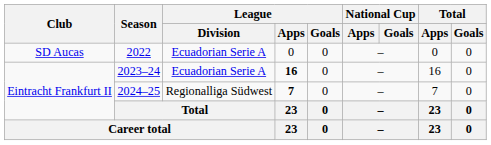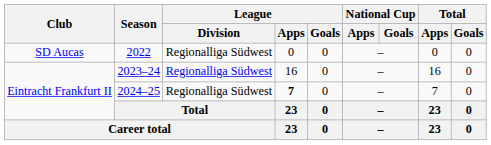(219, 52) Ecuadorian Serie A -> (219, 52) Regionalliga Südwest
(219, 71) Ecuadorian Serie A -> (219, 71) Regionalliga Südwest
(291, 71) bold -> (291, 71) normal
